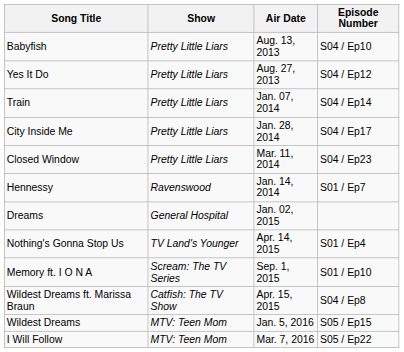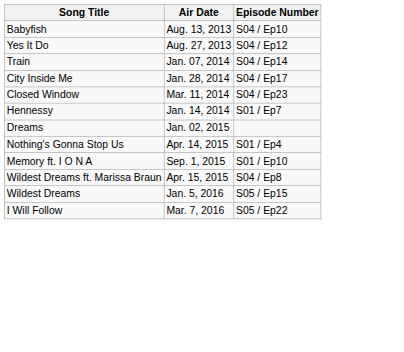- column: (201, 18)
